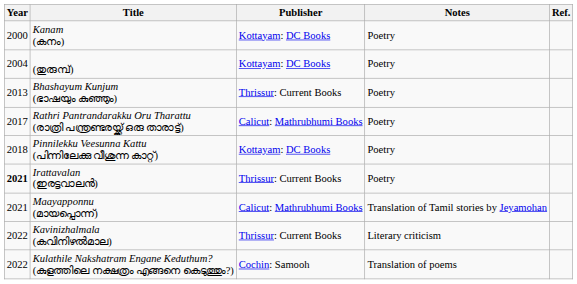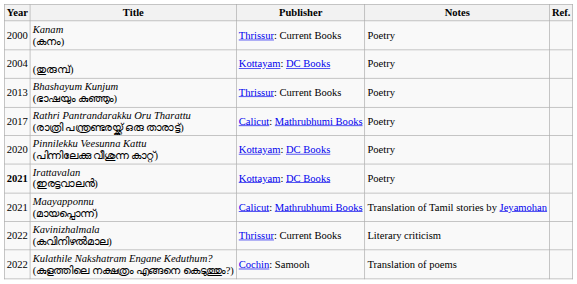(285, 35) Kottayam: DC Books -> (290, 35) Thrissur: Current Books
(17, 150) 2018 -> (17, 150) 2020
(290, 178) Thrissur: Current Books -> (285, 178) Kottayam: DC Books
